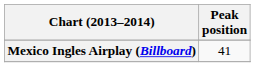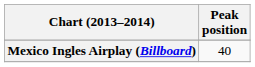(225, 51) 41 -> (225, 51) 40
